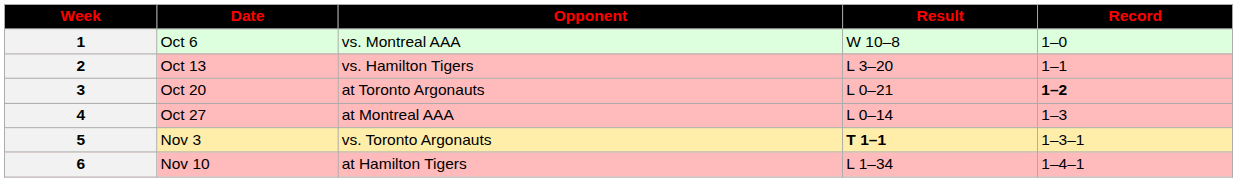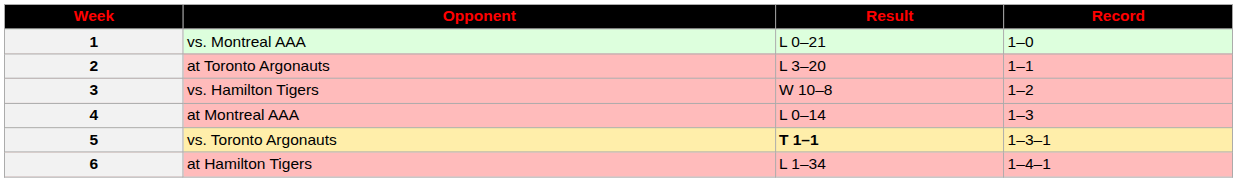- column: (248, 16)
(873, 41) W 10–8 -> (802, 41) L 0–21
(408, 66) vs. Hamilton Tigers -> (258, 66) at Toronto Argonauts
(413, 90) at Toronto Argonauts -> (253, 90) vs. Hamilton Tigers
(870, 90) L 0–21 -> (806, 90) W 10–8
(1054, 90) bold -> (1021, 90) normal
